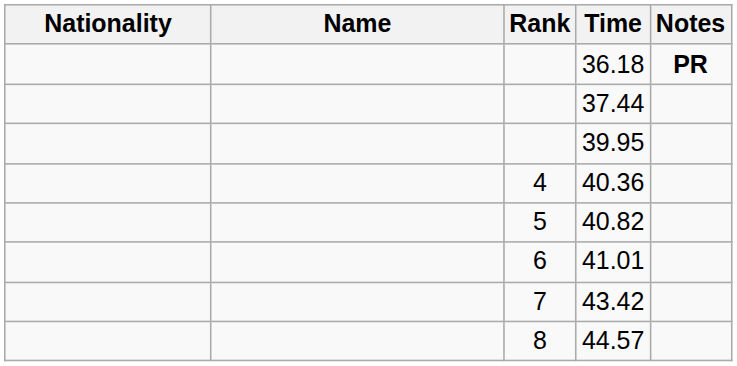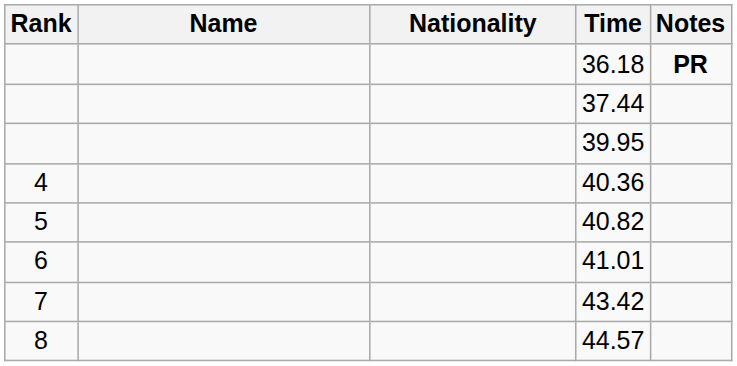columns swapped: (540, 24) <-> (108, 24)
